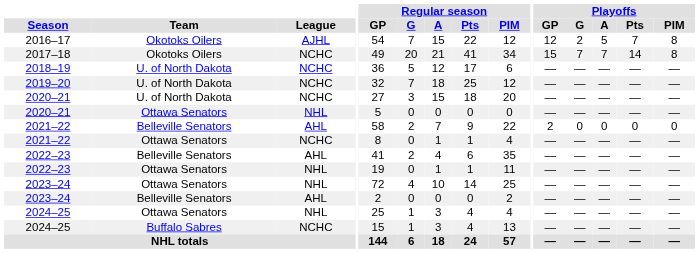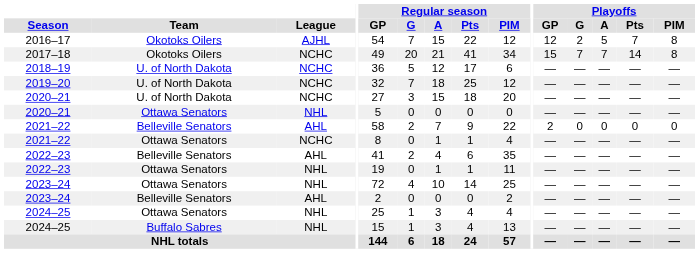(316, 227) NCHC -> (316, 227) NHL
